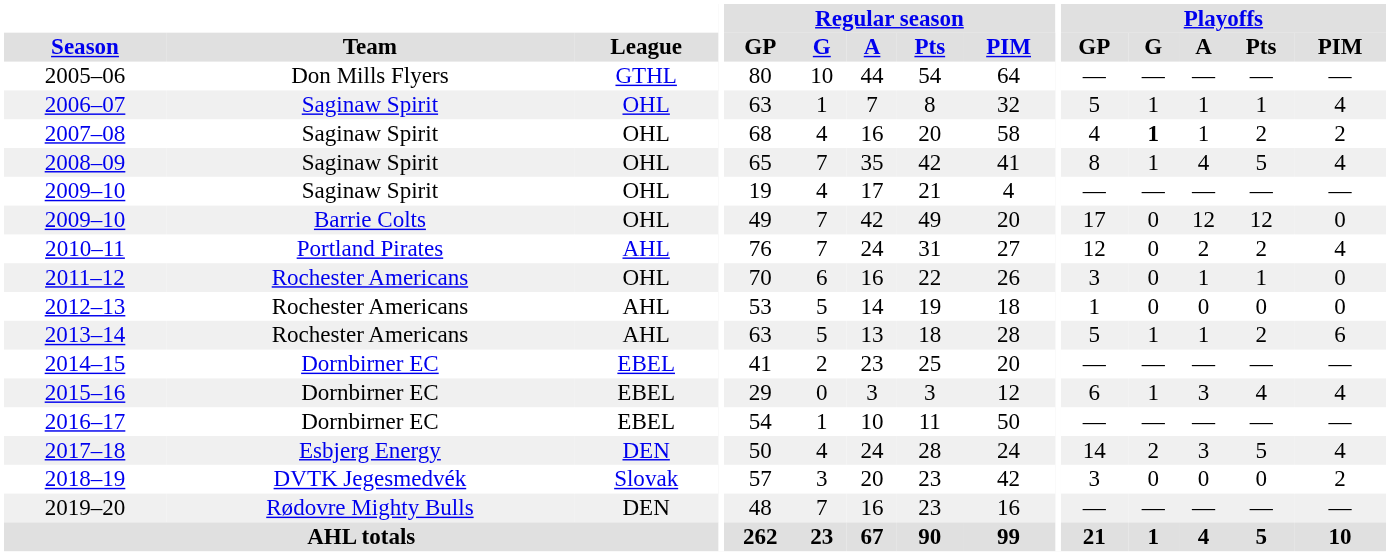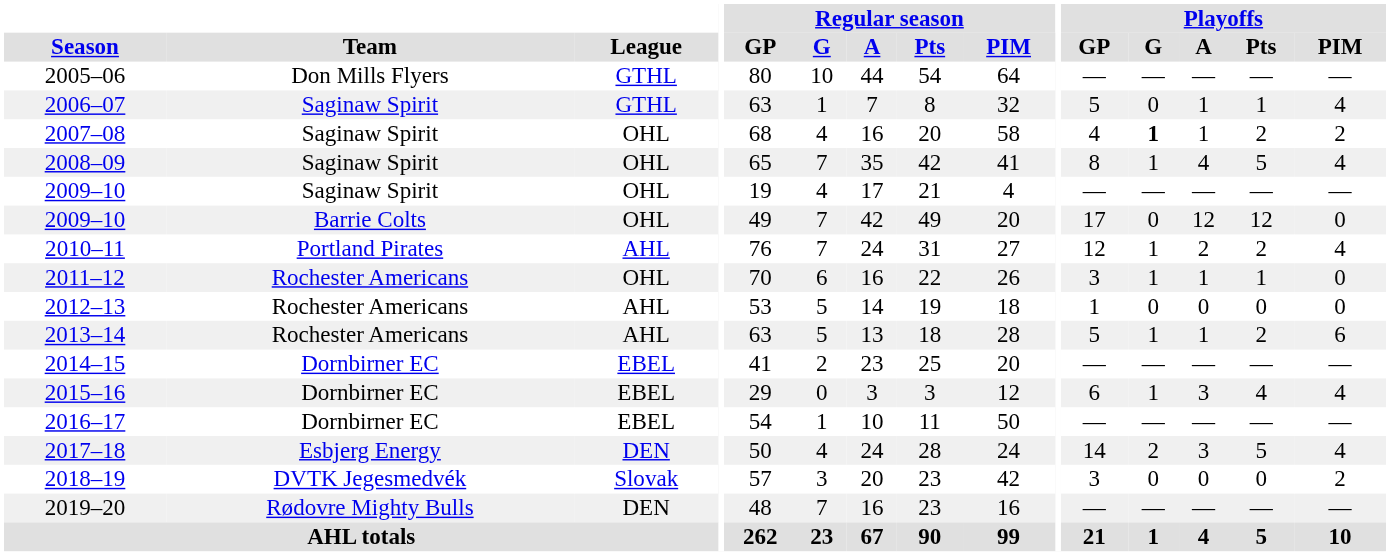(646, 104) OHL -> (646, 104) GTHL
(1153, 104) 1 -> (1153, 104) 0
(1153, 248) 0 -> (1153, 248) 1
(1153, 277) 0 -> (1153, 277) 1
